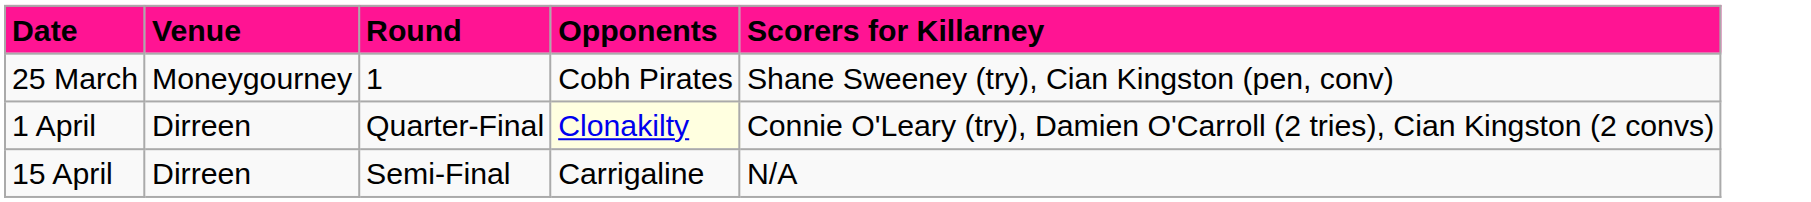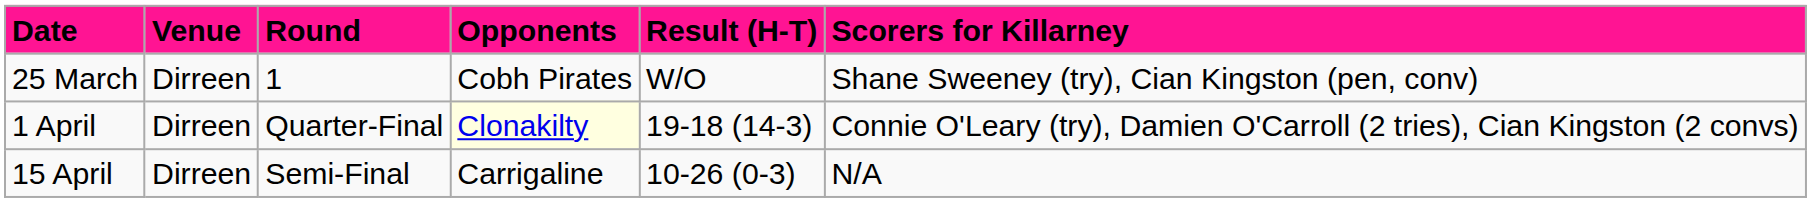+ column: (732, 29)
(252, 77) Moneygourney -> (202, 77) Dirreen
